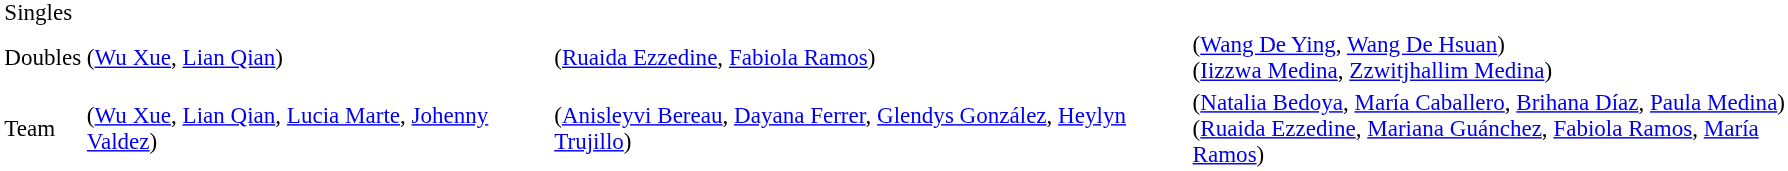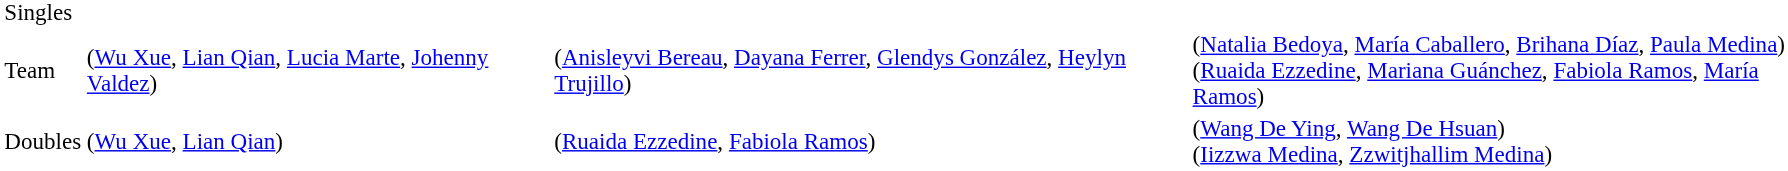rows swapped: (43, 57) <-> (30, 128)
